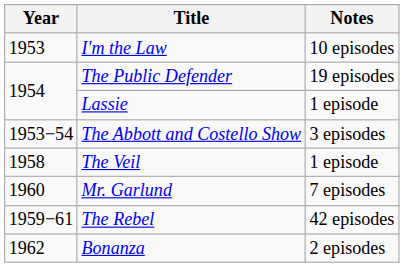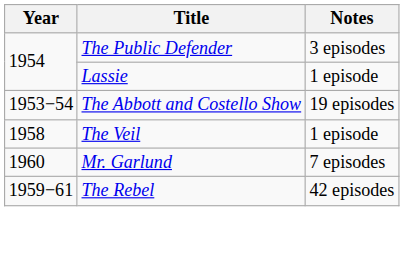- row: (124, 47)
(352, 76) 19 episodes -> (347, 47) 3 episodes
(347, 133) 3 episodes -> (352, 104) 19 episodes
- row: (113, 248)
